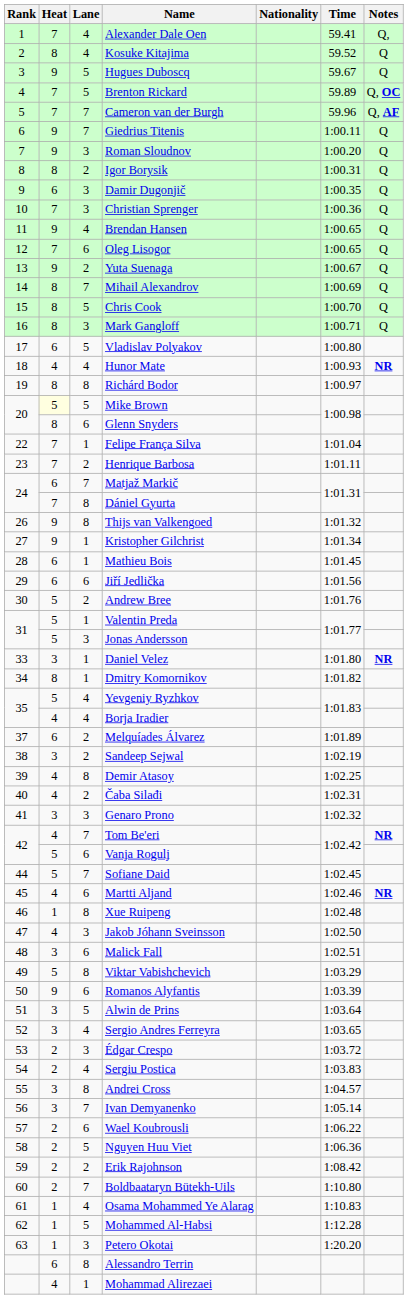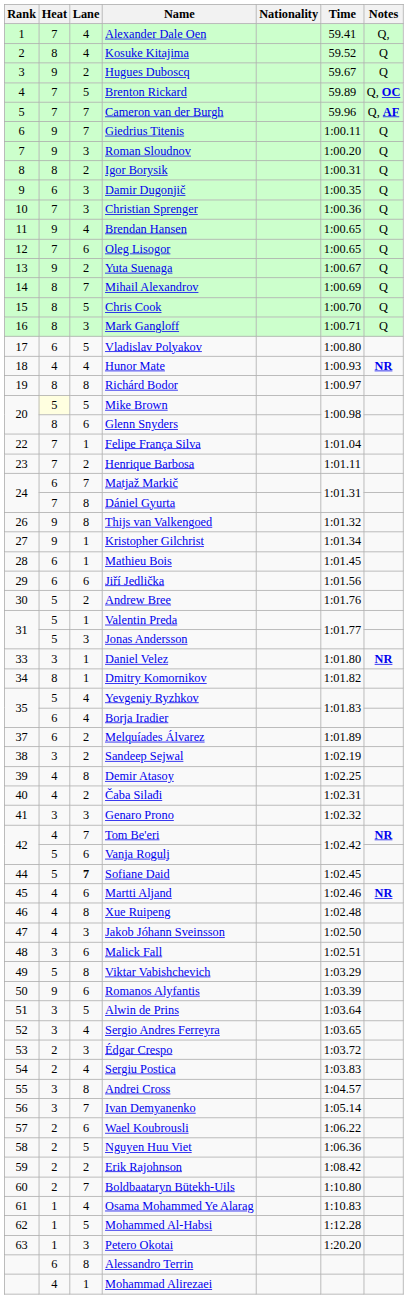(86, 72) 5 -> (86, 72) 2
(54, 717) 4 -> (54, 717) 6
(86, 873) normal -> (86, 873) bold
(54, 913) 1 -> (54, 913) 4
